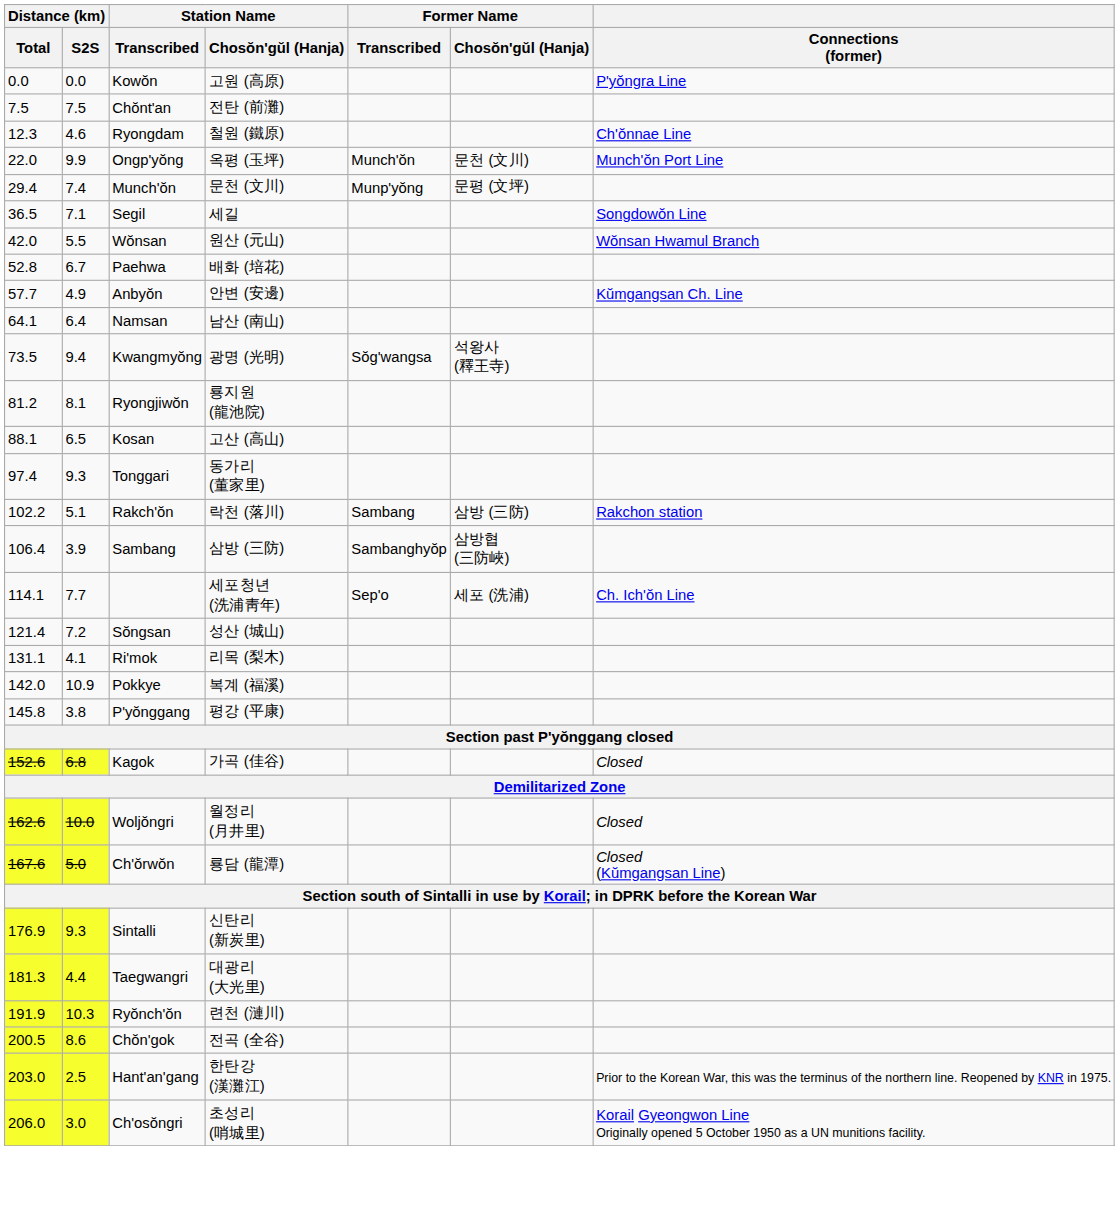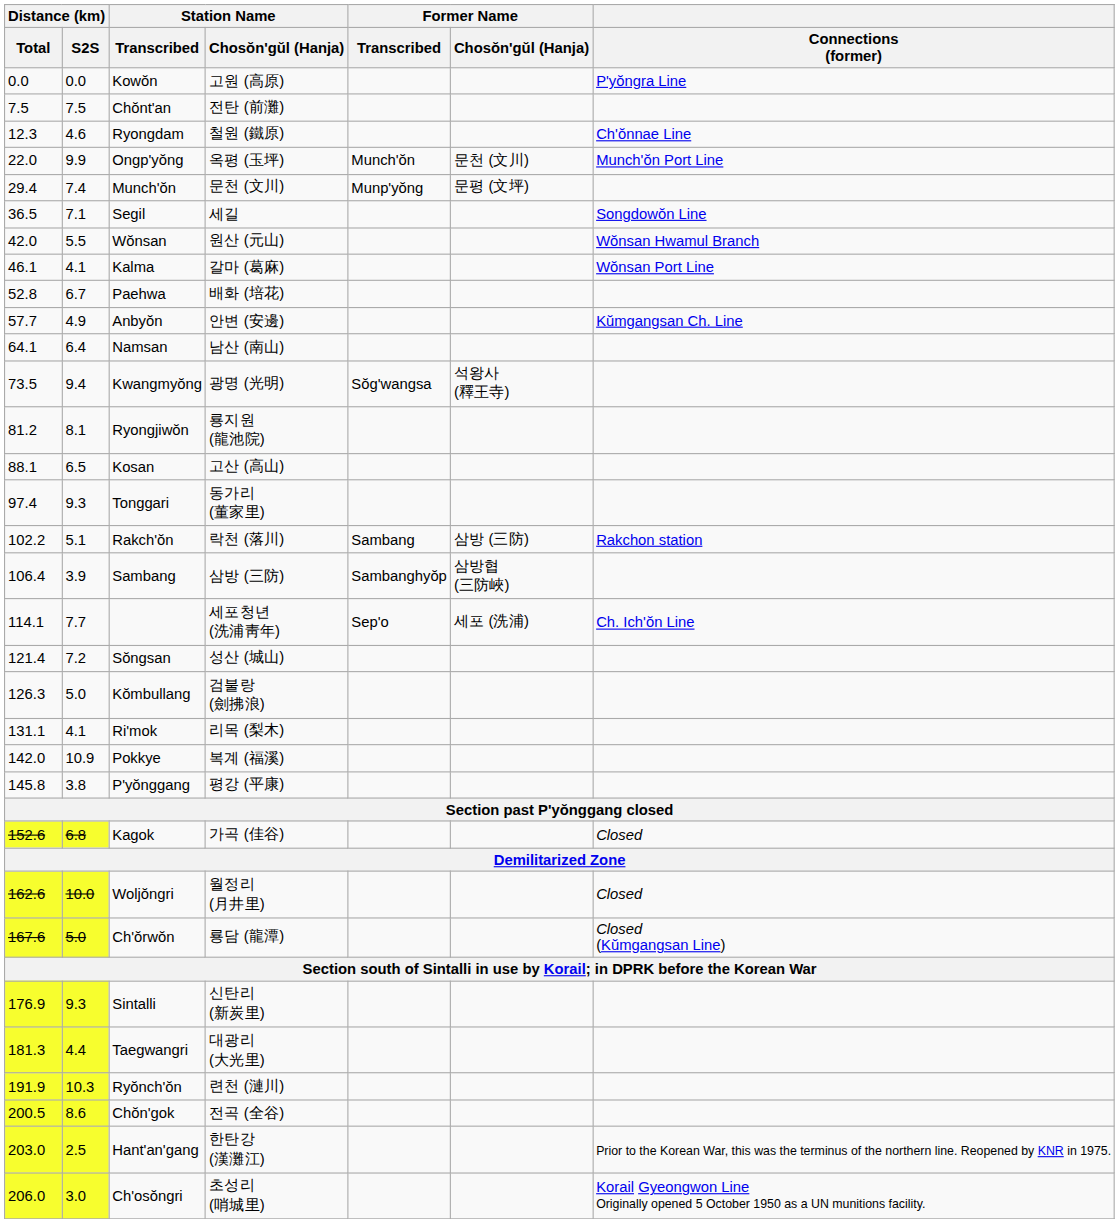+ row: (133, 267)
+ row: (151, 695)
